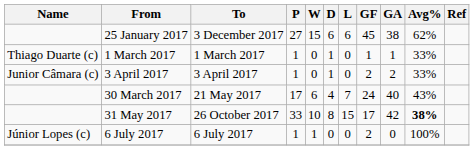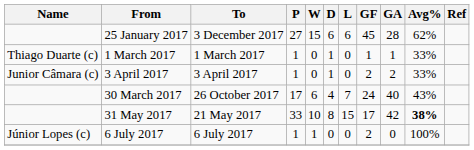(393, 34) 38 -> (393, 34) 28
(227, 94) 21 May 2017 -> (236, 94) 26 October 2017
(236, 114) 26 October 2017 -> (227, 114) 21 May 2017
